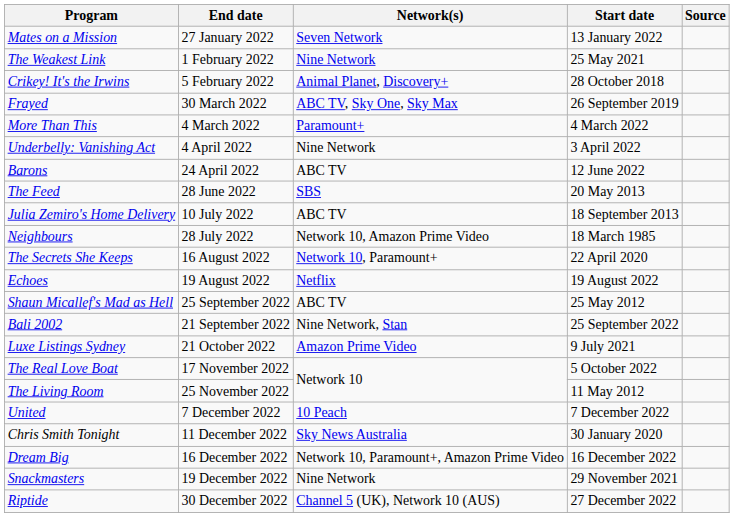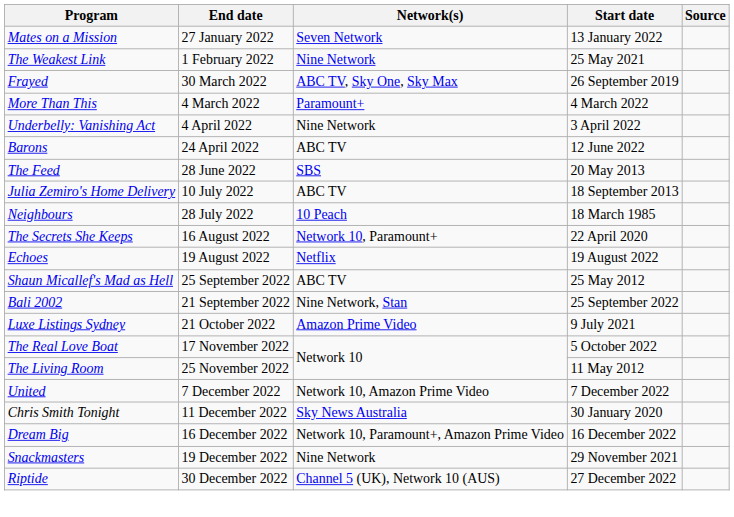- row: (68, 81)
(393, 236) Network 10, Amazon Prime Video -> (322, 214) 10 Peach
(322, 412) 10 Peach -> (393, 390) Network 10, Amazon Prime Video
